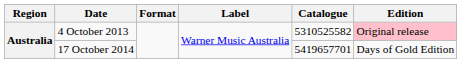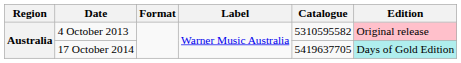(323, 31) 5310525582 -> (323, 31) 5310595582
(323, 49) 5419657701 -> (323, 49) 5419637705
(405, 49) no background -> (405, 49) paleturquoise background
